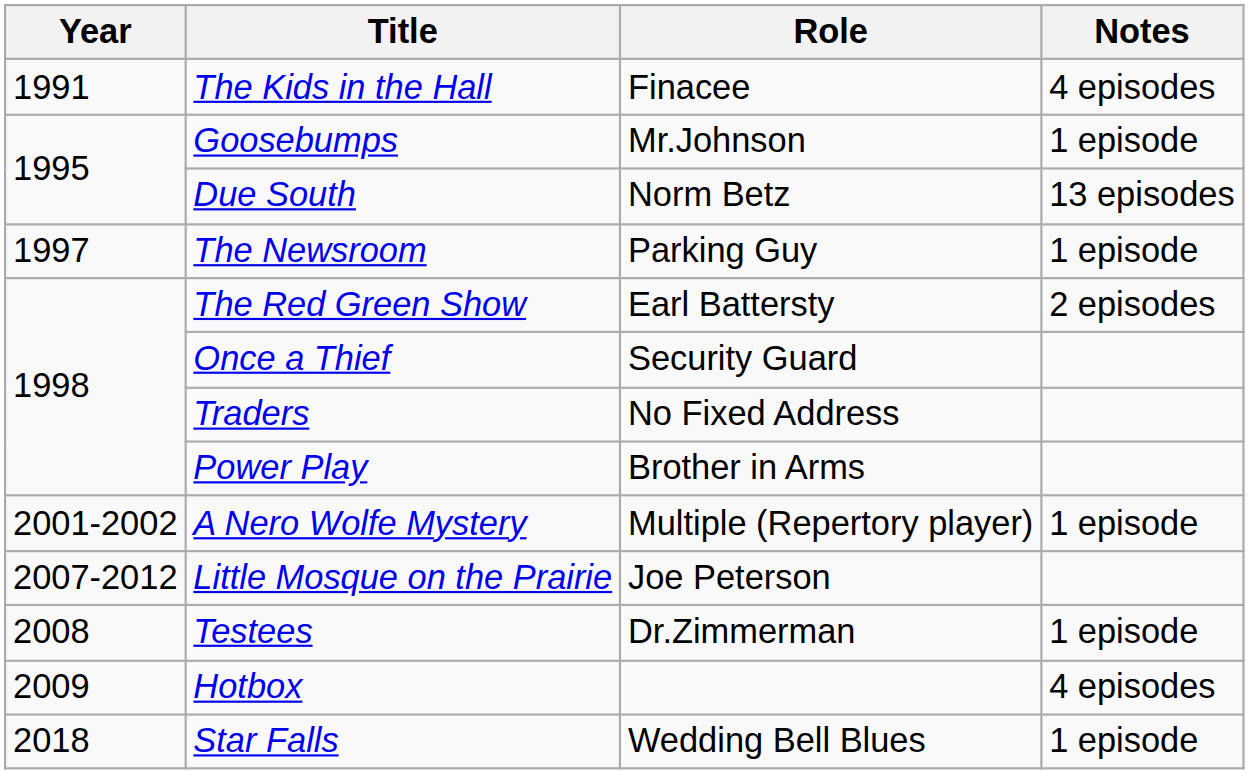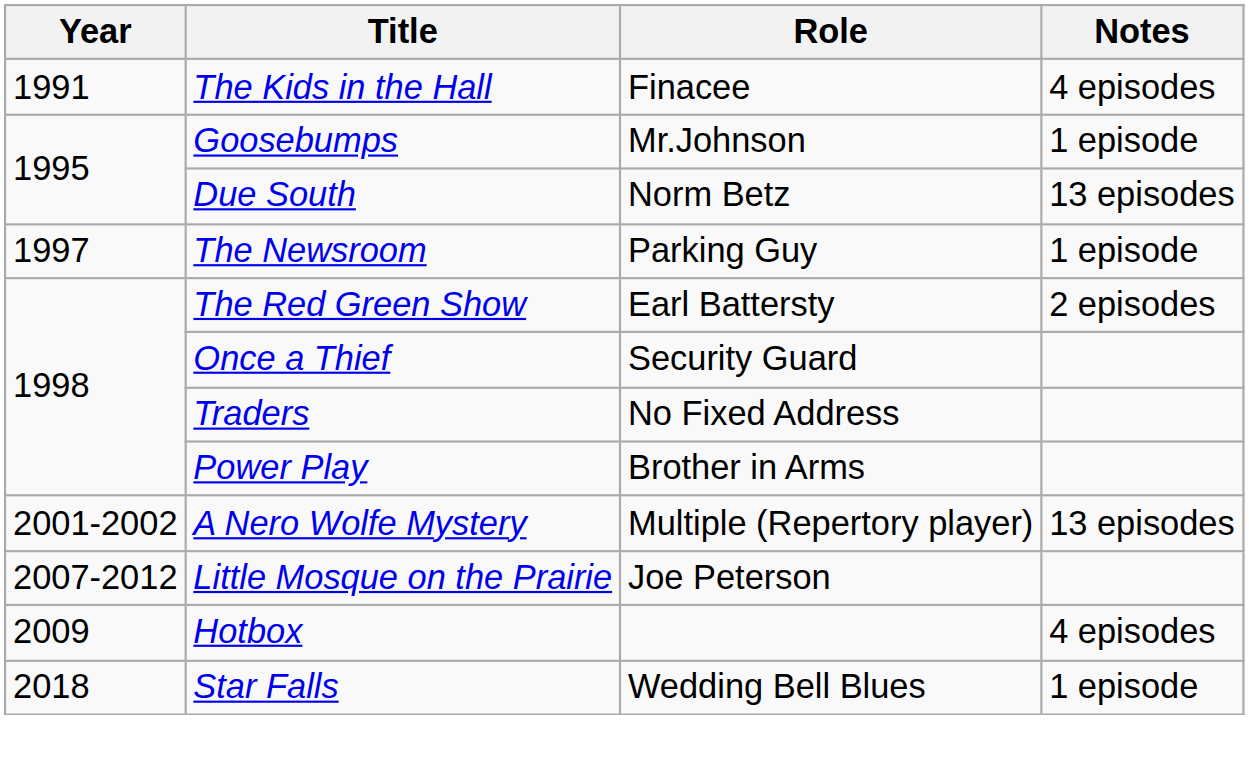(1124, 522) 1 episode -> (1142, 522) 13 episodes
- row: (253, 631)
